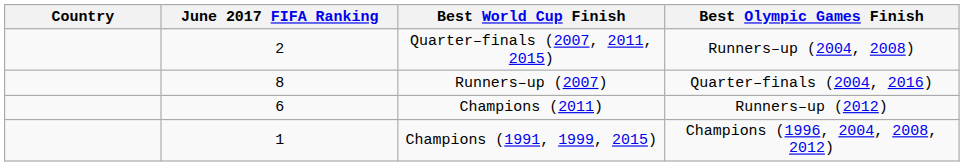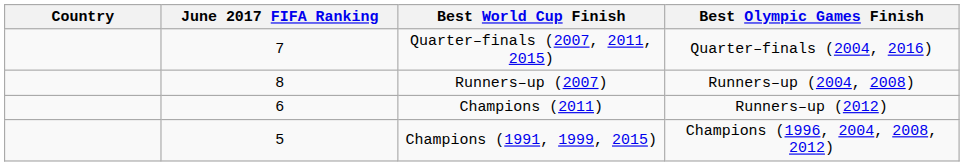(280, 50) 2 -> (280, 50) 7
(811, 50) Runners–up (2004, 2008) -> (811, 50) Quarter–finals (2004, 2016)
(811, 83) Quarter–finals (2004, 2016) -> (811, 83) Runners–up (2004, 2008)
(280, 140) 1 -> (280, 140) 5
